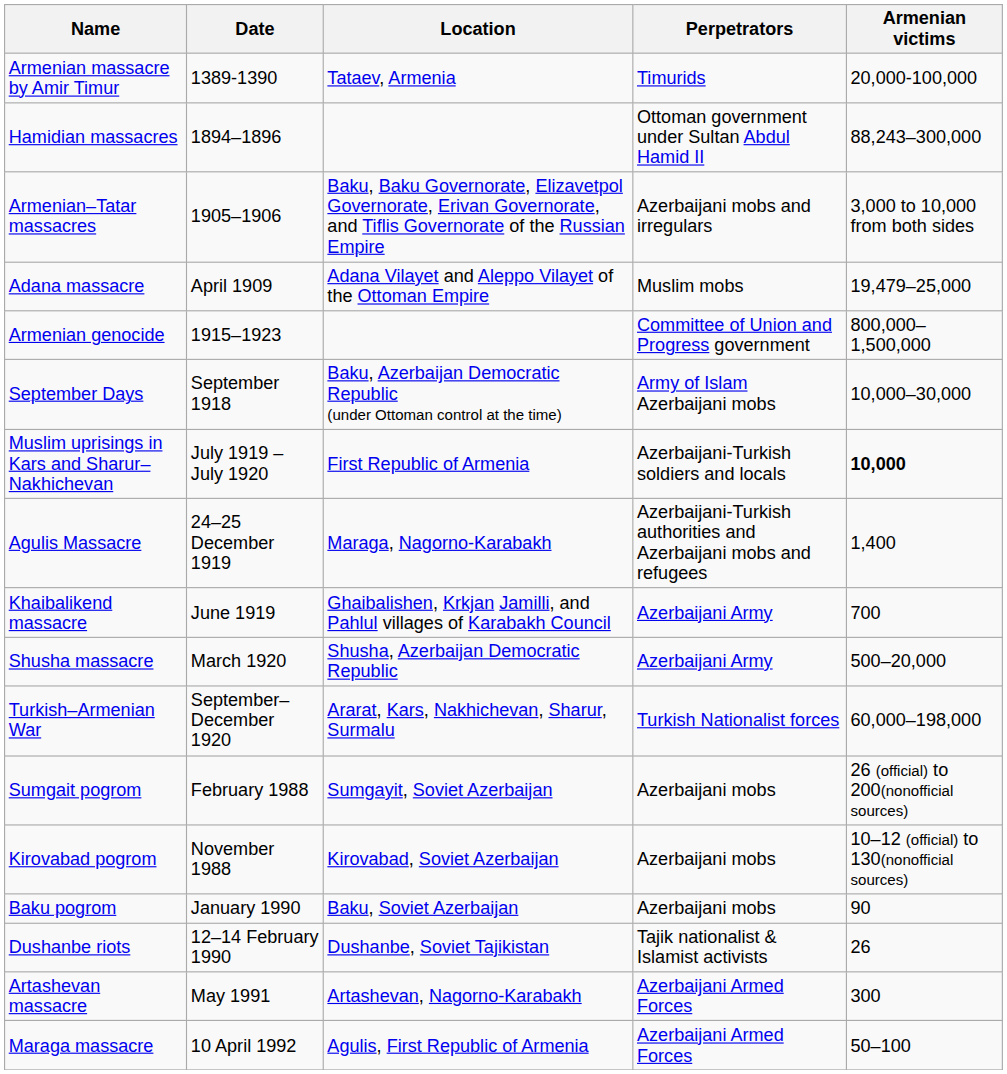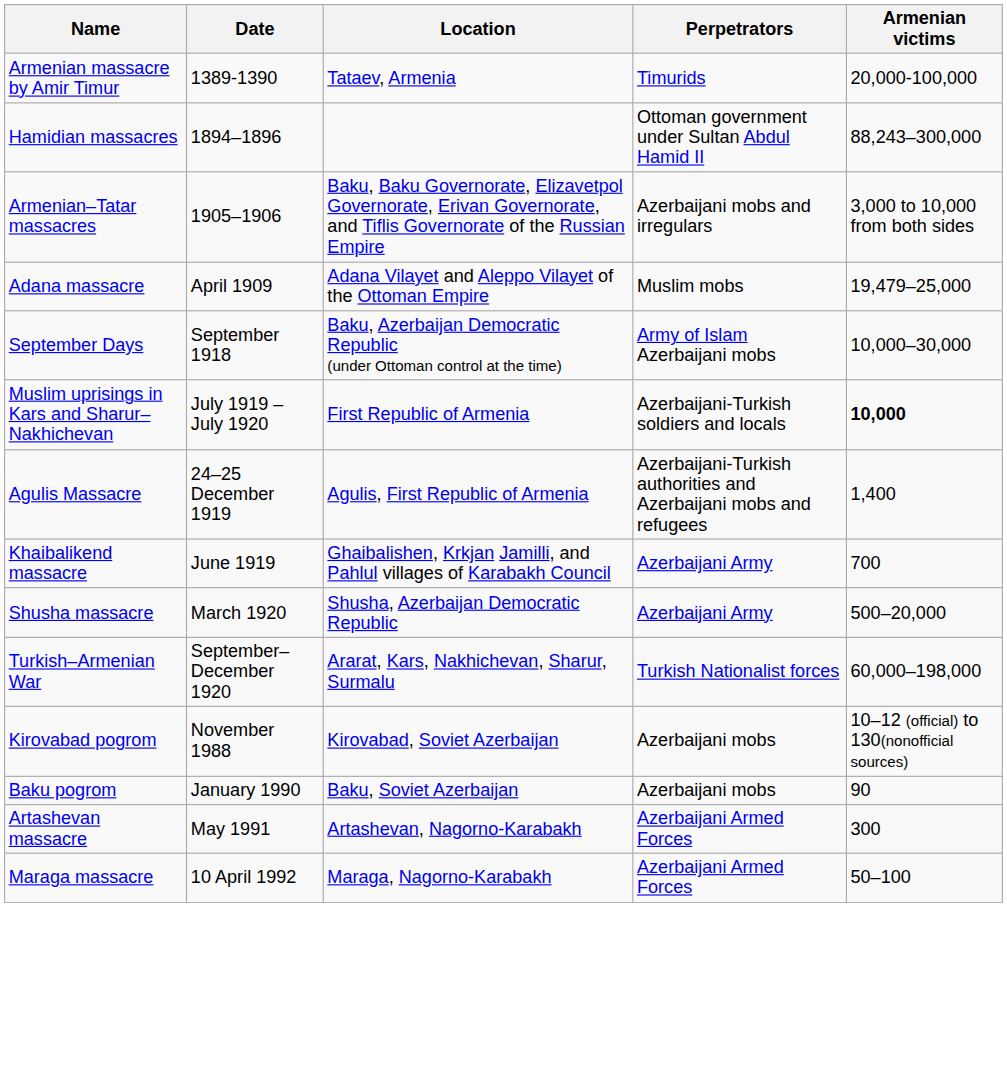- row: (87, 335)
(439, 543) Maraga, Nagorno-Karabakh -> (458, 494) Agulis, First Republic of Armenia
- row: (75, 790)
- row: (70, 947)
(458, 1045) Agulis, First Republic of Armenia -> (439, 877) Maraga, Nagorno-Karabakh
